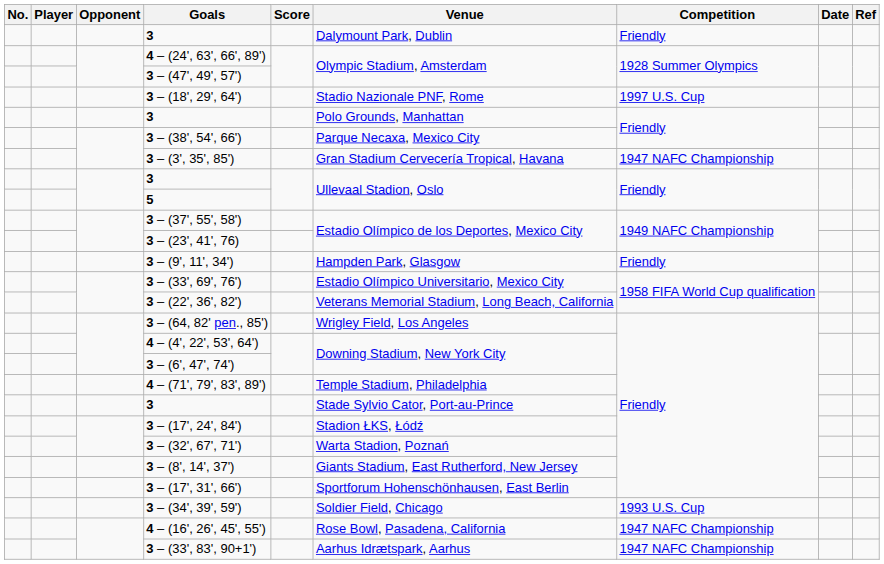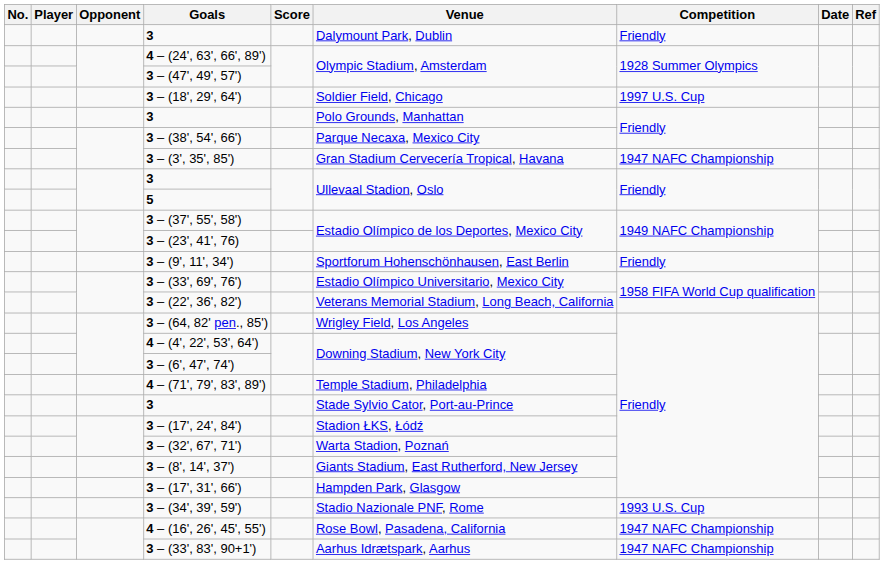(400, 96) Stadio Nazionale PNF, Rome -> (379, 96) Soldier Field, Chicago
(388, 261) Hampden Park, Glasgow -> (442, 261) Sportforum Hohenschönhausen, East Berlin
(442, 487) Sportforum Hohenschönhausen, East Berlin -> (388, 487) Hampden Park, Glasgow
(379, 508) Soldier Field, Chicago -> (400, 508) Stadio Nazionale PNF, Rome
